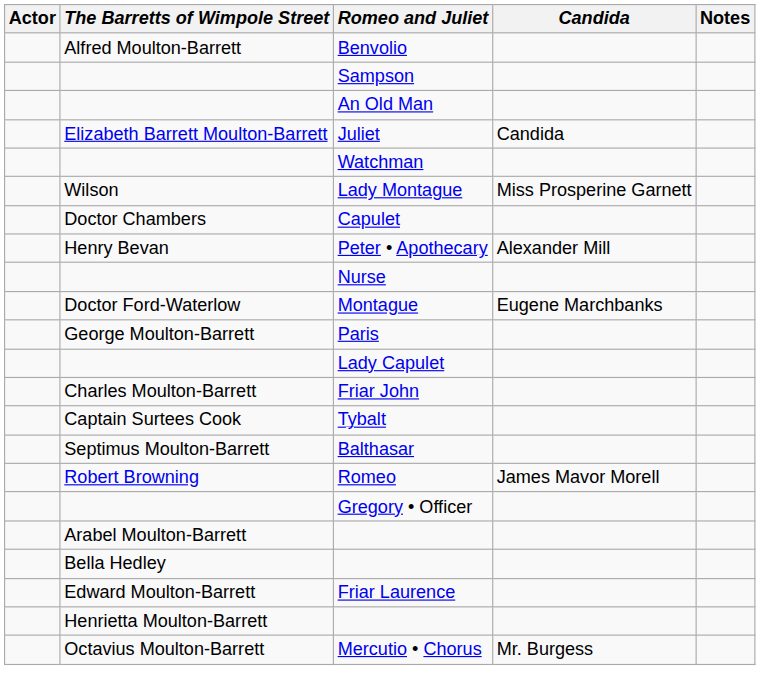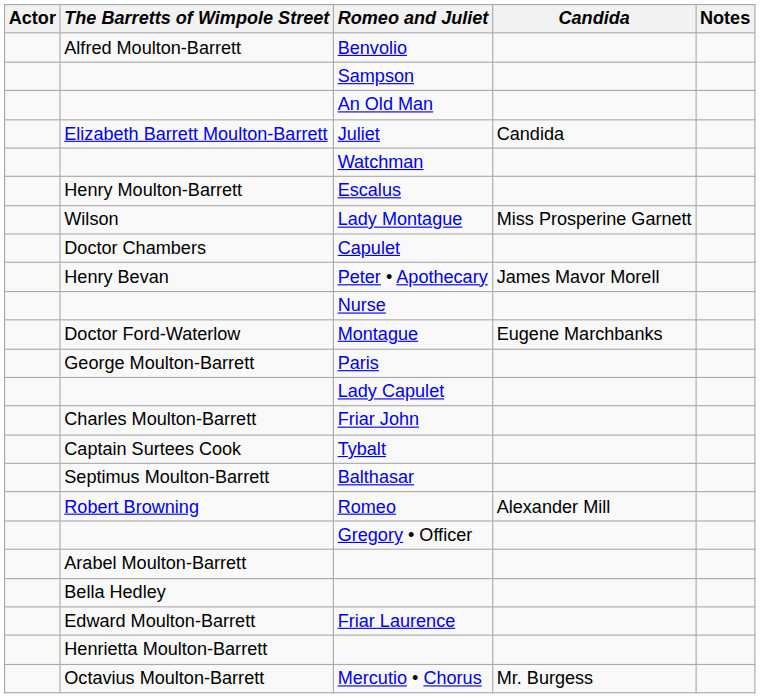+ row: (153, 190)
(553, 248) Alexander Mill -> (578, 276) James Mavor Morell
(578, 477) James Mavor Morell -> (553, 506) Alexander Mill
